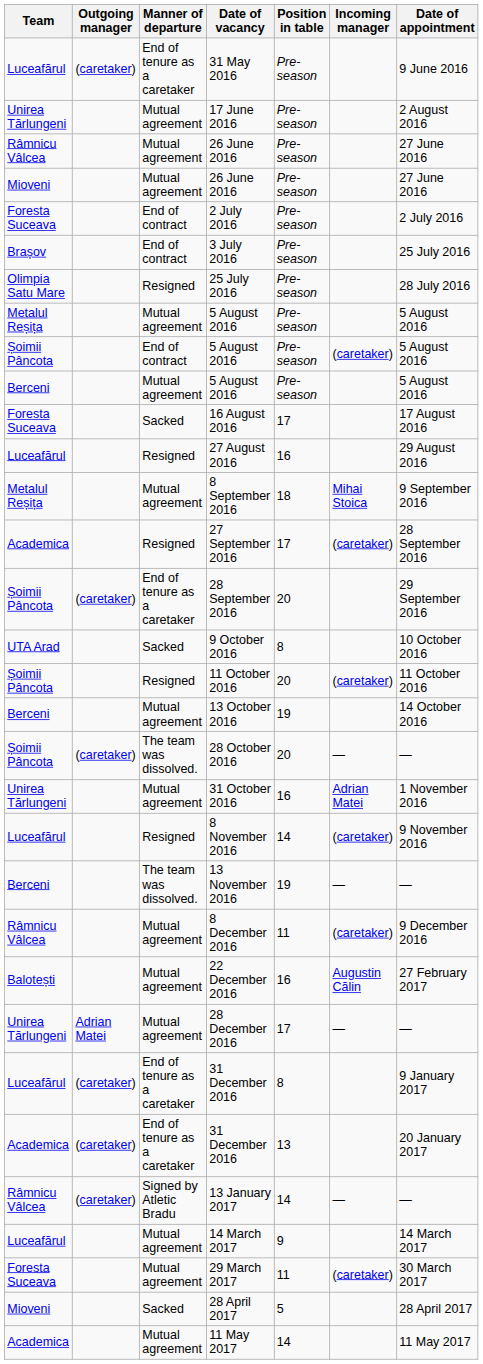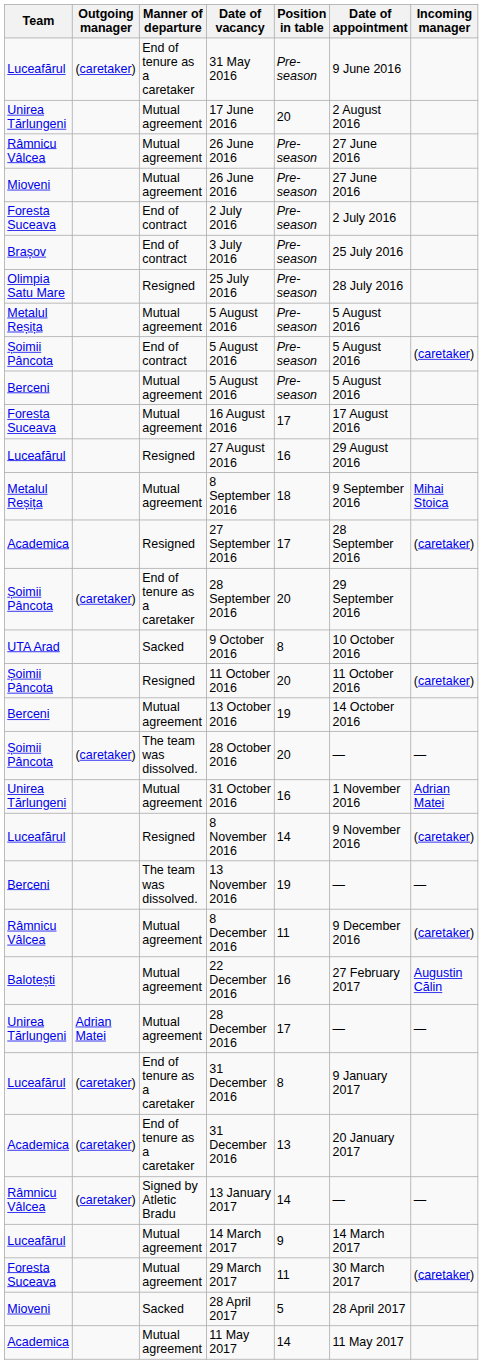columns swapped: (363, 21) <-> (437, 21)
(297, 117) Pre-season -> (284, 117) 20
(163, 421) Sacked -> (172, 421) Mutual agreement
